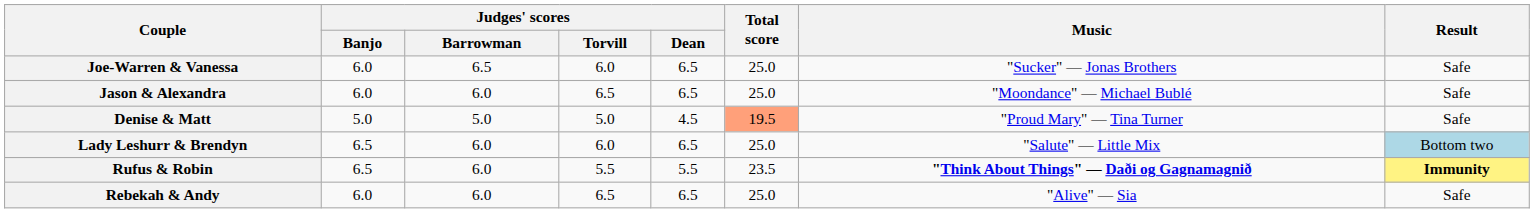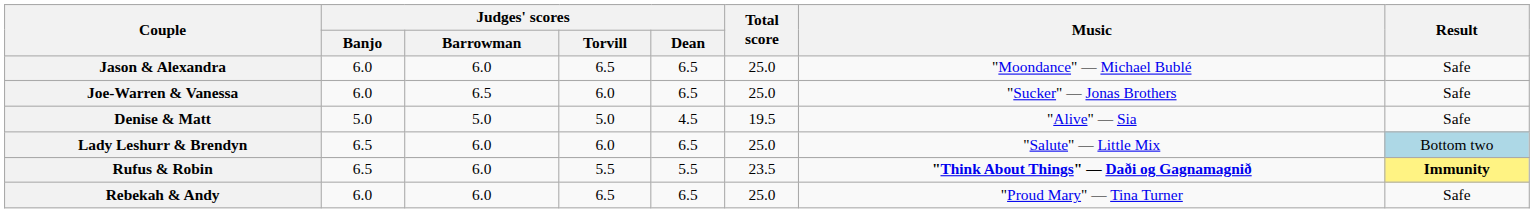rows swapped: (163, 93) <-> (163, 68)
(762, 119) lightsalmon background -> (762, 119) no background
(1092, 119) "Proud Mary" — Tina Turner -> (1092, 119) "Alive" — Sia
(1092, 195) "Alive" — Sia -> (1092, 195) "Proud Mary" — Tina Turner
